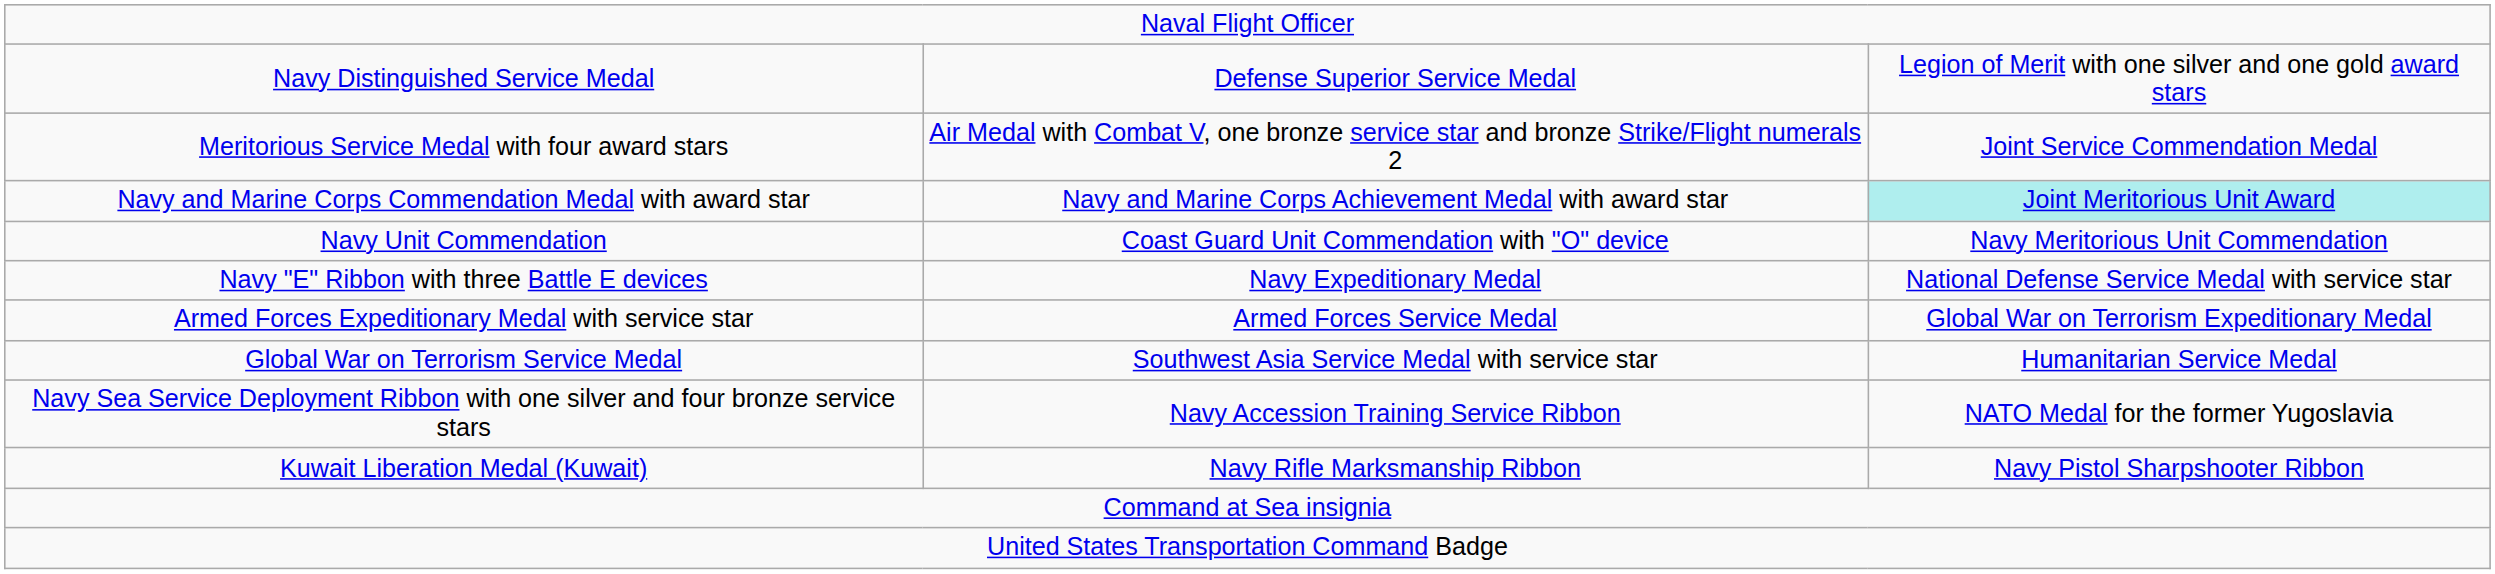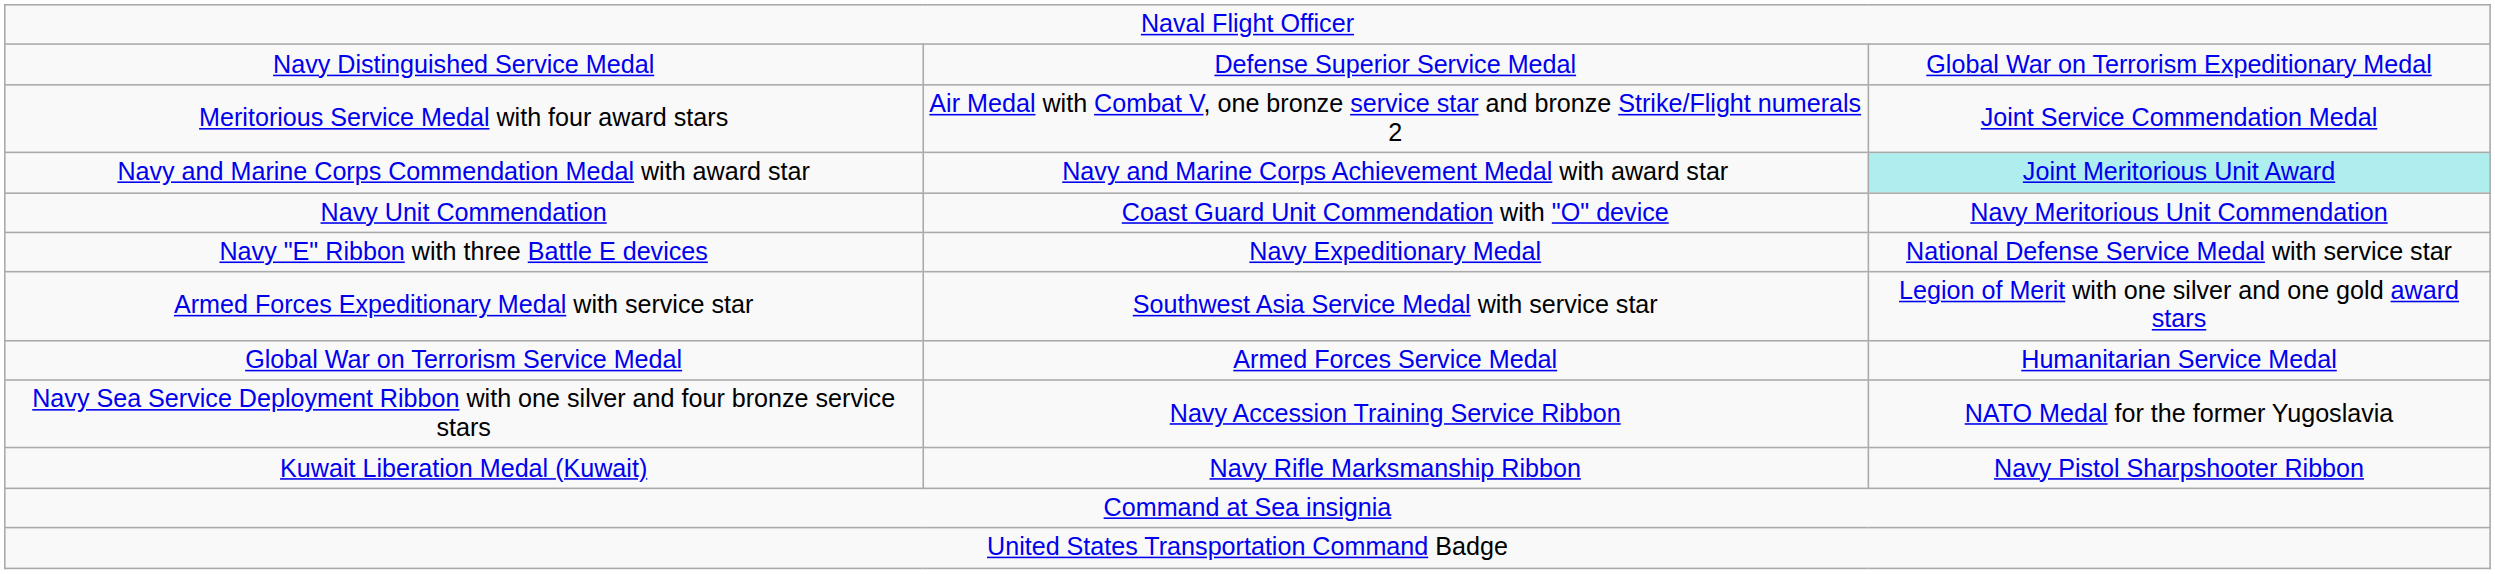(2179, 78) Legion of Merit with one silver and one gold award stars -> (2179, 64) Global War on Terrorism Expeditionary Medal
(1395, 319) Armed Forces Service Medal -> (1395, 305) Southwest Asia Service Medal with service star
(2179, 319) Global War on Terrorism Expeditionary Medal -> (2179, 305) Legion of Merit with one silver and one gold award stars
(1395, 359) Southwest Asia Service Medal with service star -> (1395, 359) Armed Forces Service Medal
